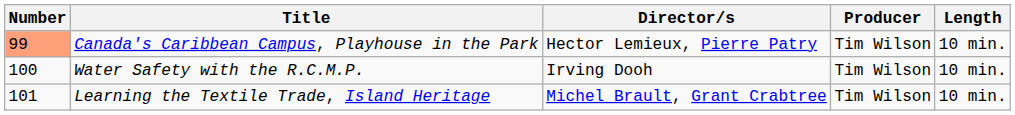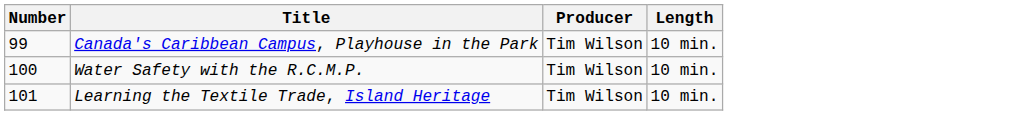- column: (686, 18)
(18, 44) lightsalmon background -> (18, 44) no background
